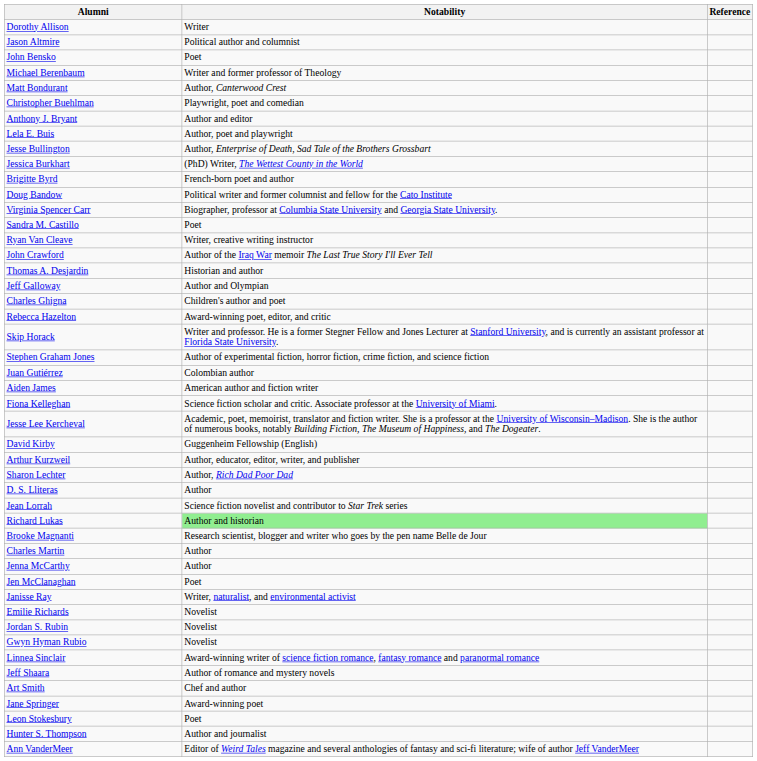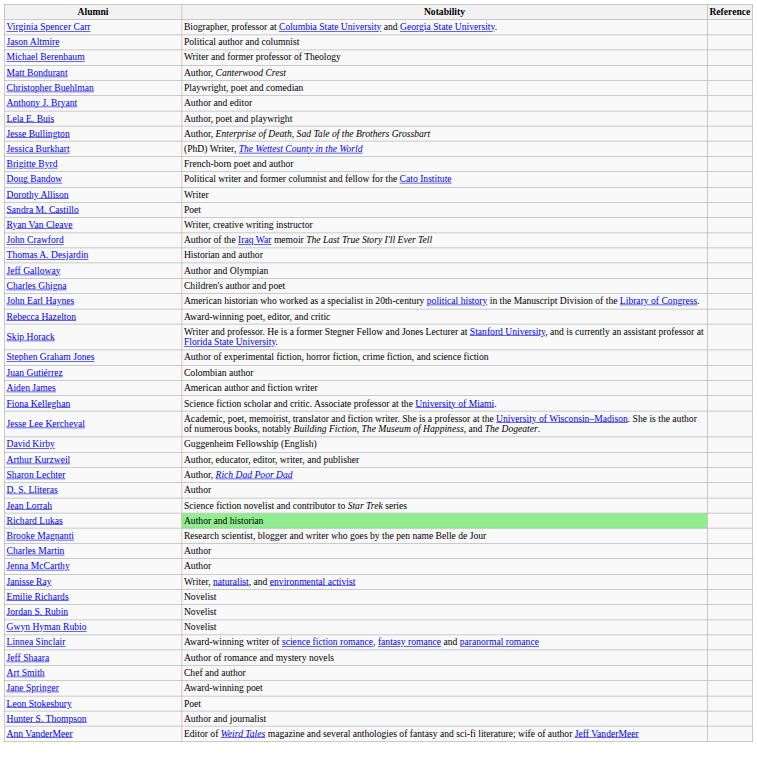rows swapped: (38, 27) <-> (49, 210)
- row: (31, 57)
+ row: (40, 301)
- row: (41, 581)
